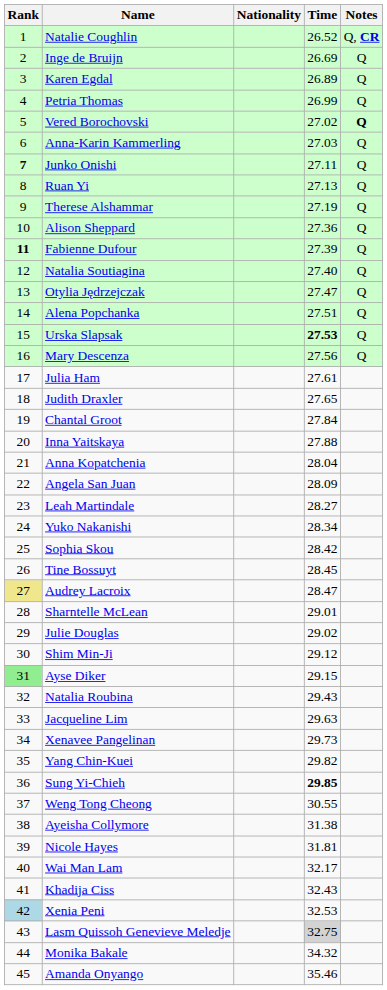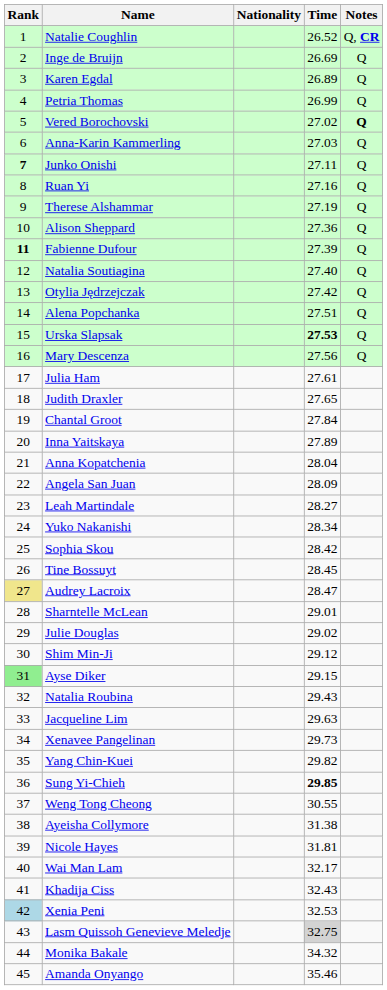(322, 185) 27.13 -> (322, 185) 27.16
(322, 292) 27.47 -> (322, 292) 27.42
(322, 441) 27.88 -> (322, 441) 27.89
